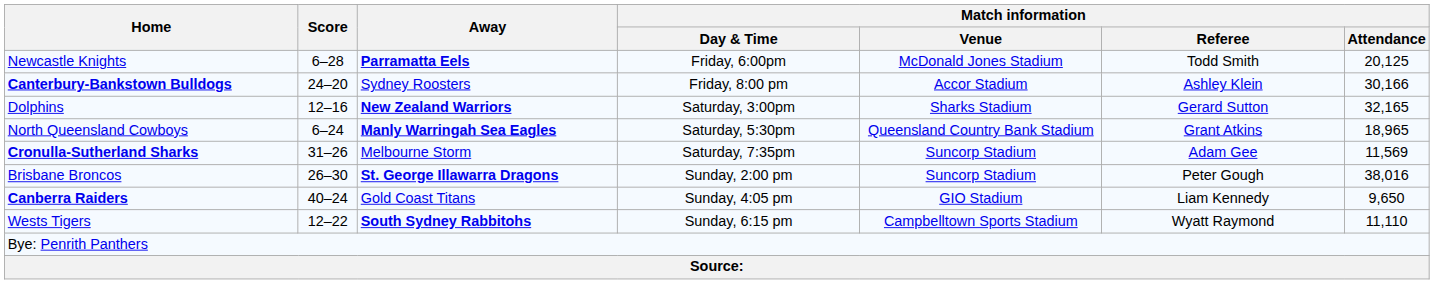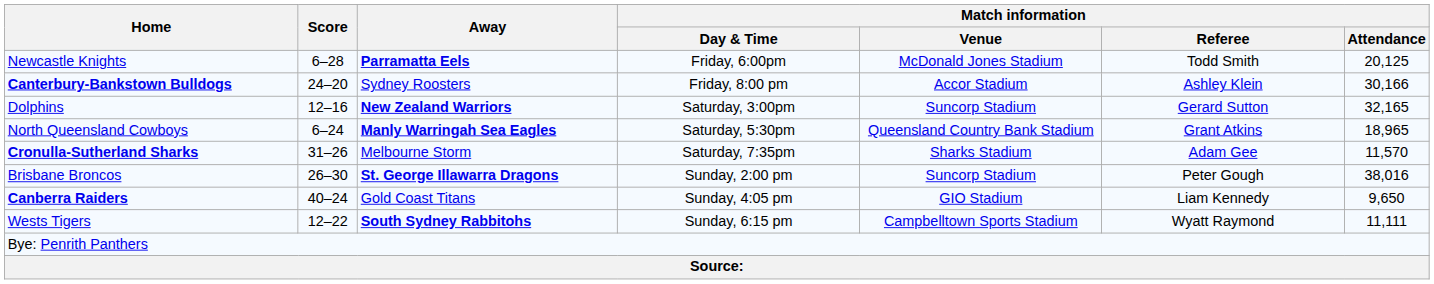(981, 107) Sharks Stadium -> (981, 107) Suncorp Stadium
(981, 152) Suncorp Stadium -> (981, 152) Sharks Stadium
(1387, 152) 11,569 -> (1387, 152) 11,570
(1387, 221) 11,110 -> (1387, 221) 11,111
